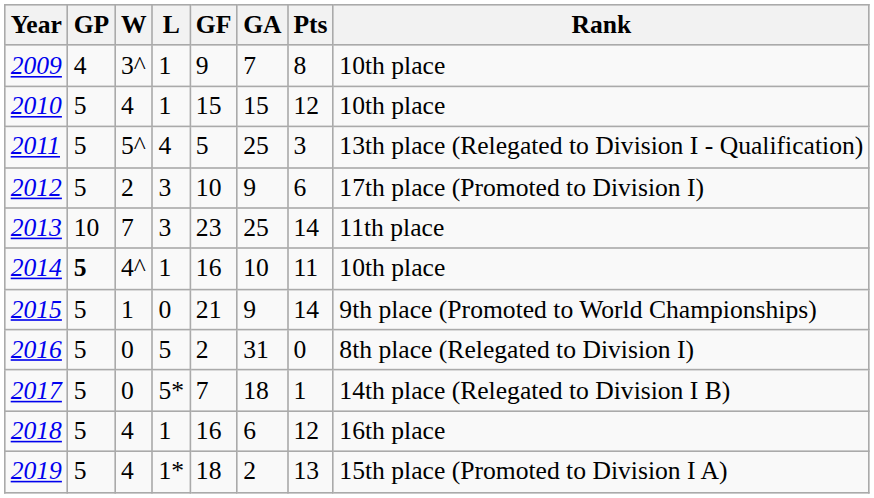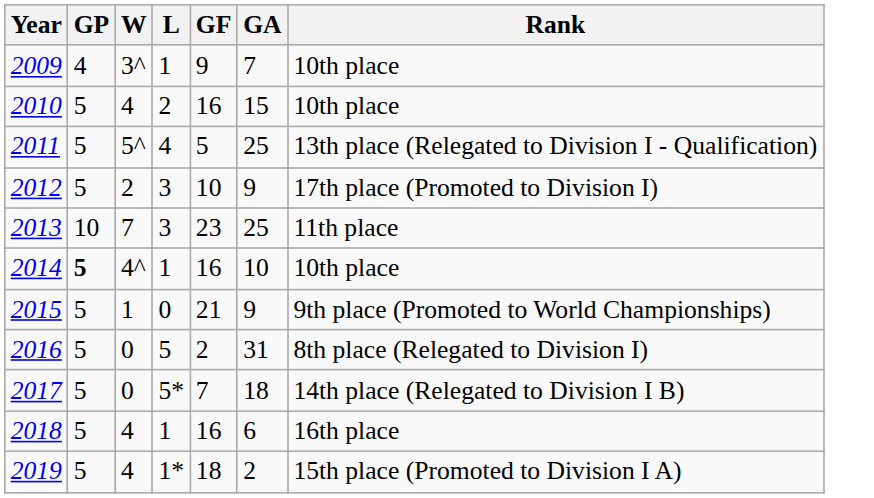- column: (310, 24)
(165, 106) 1 -> (165, 106) 2
(209, 106) 15 -> (209, 106) 16
